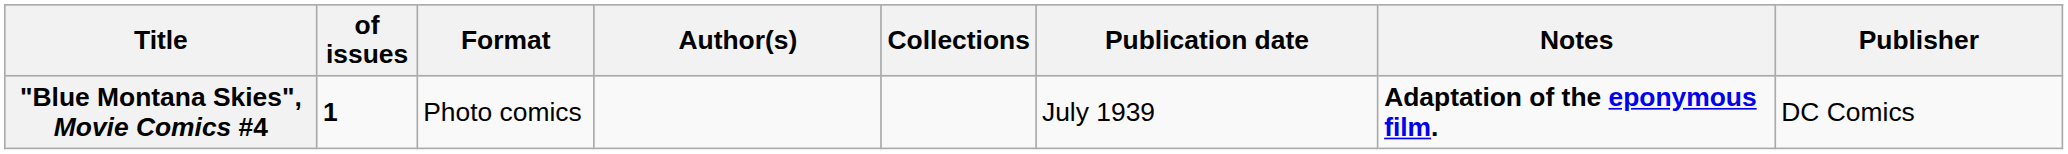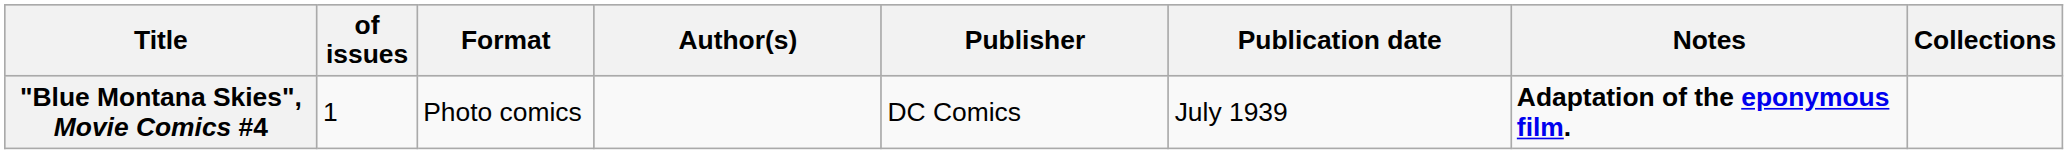columns swapped: (1919, 40) <-> (959, 40)
(330, 111) bold -> (330, 111) normal
